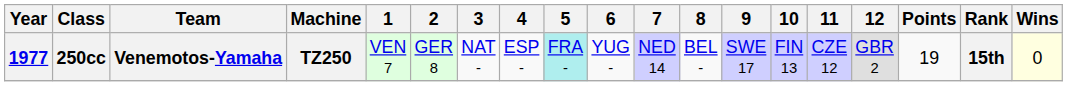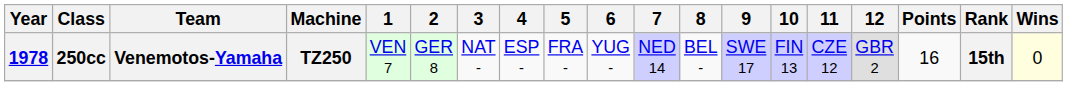(28, 57) 1977 -> (28, 57) 1978
(565, 57) paleturquoise background -> (565, 57) no background
(929, 57) 19 -> (929, 57) 16
